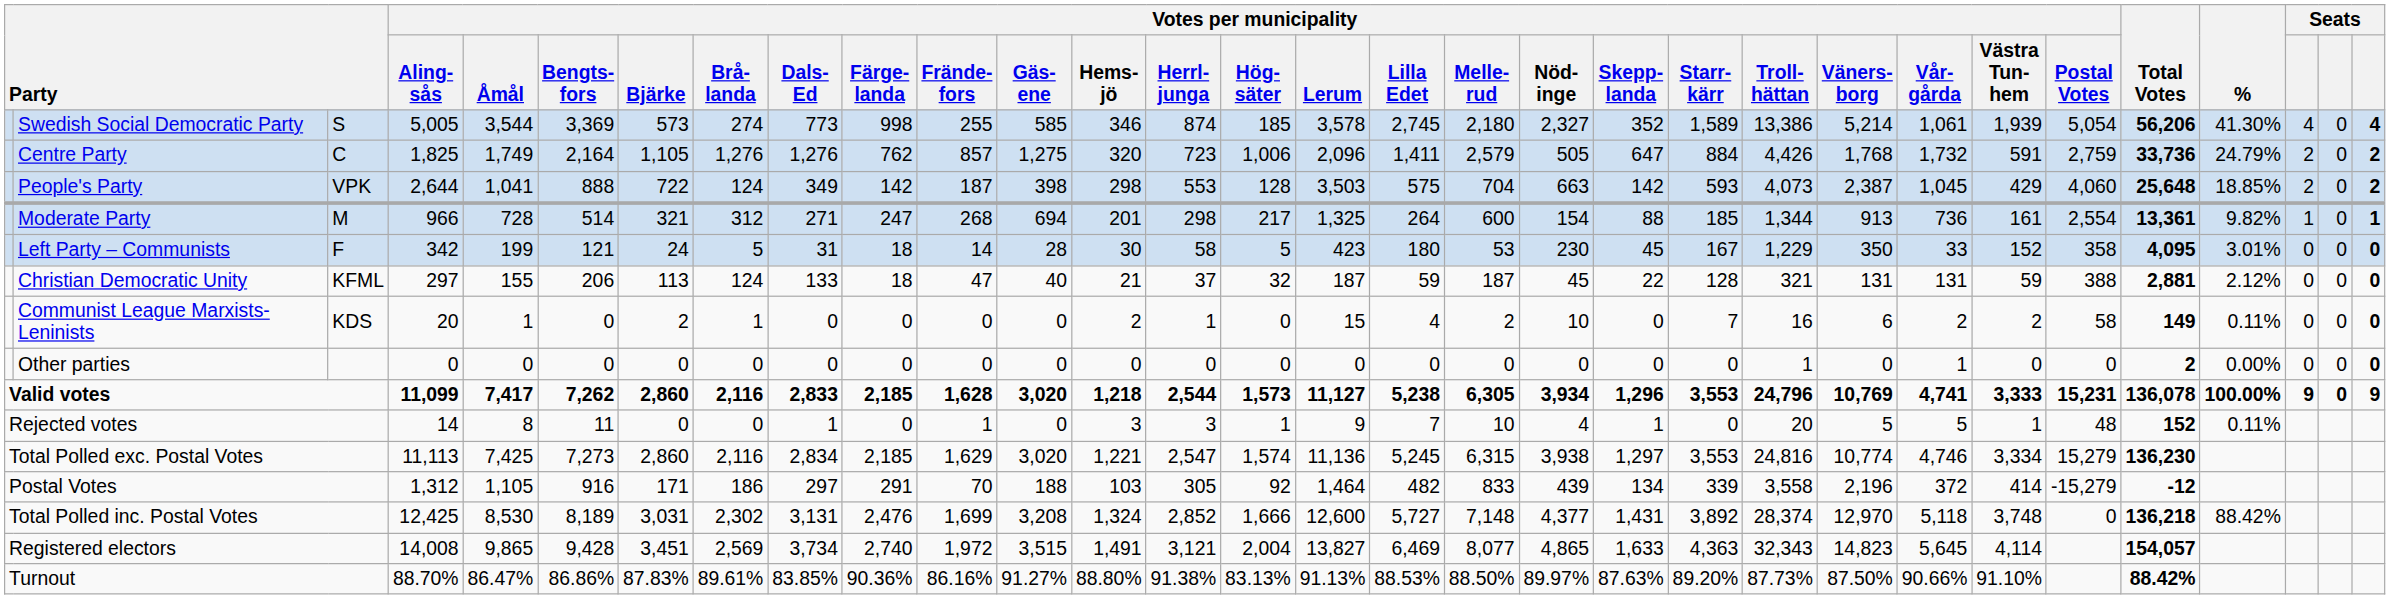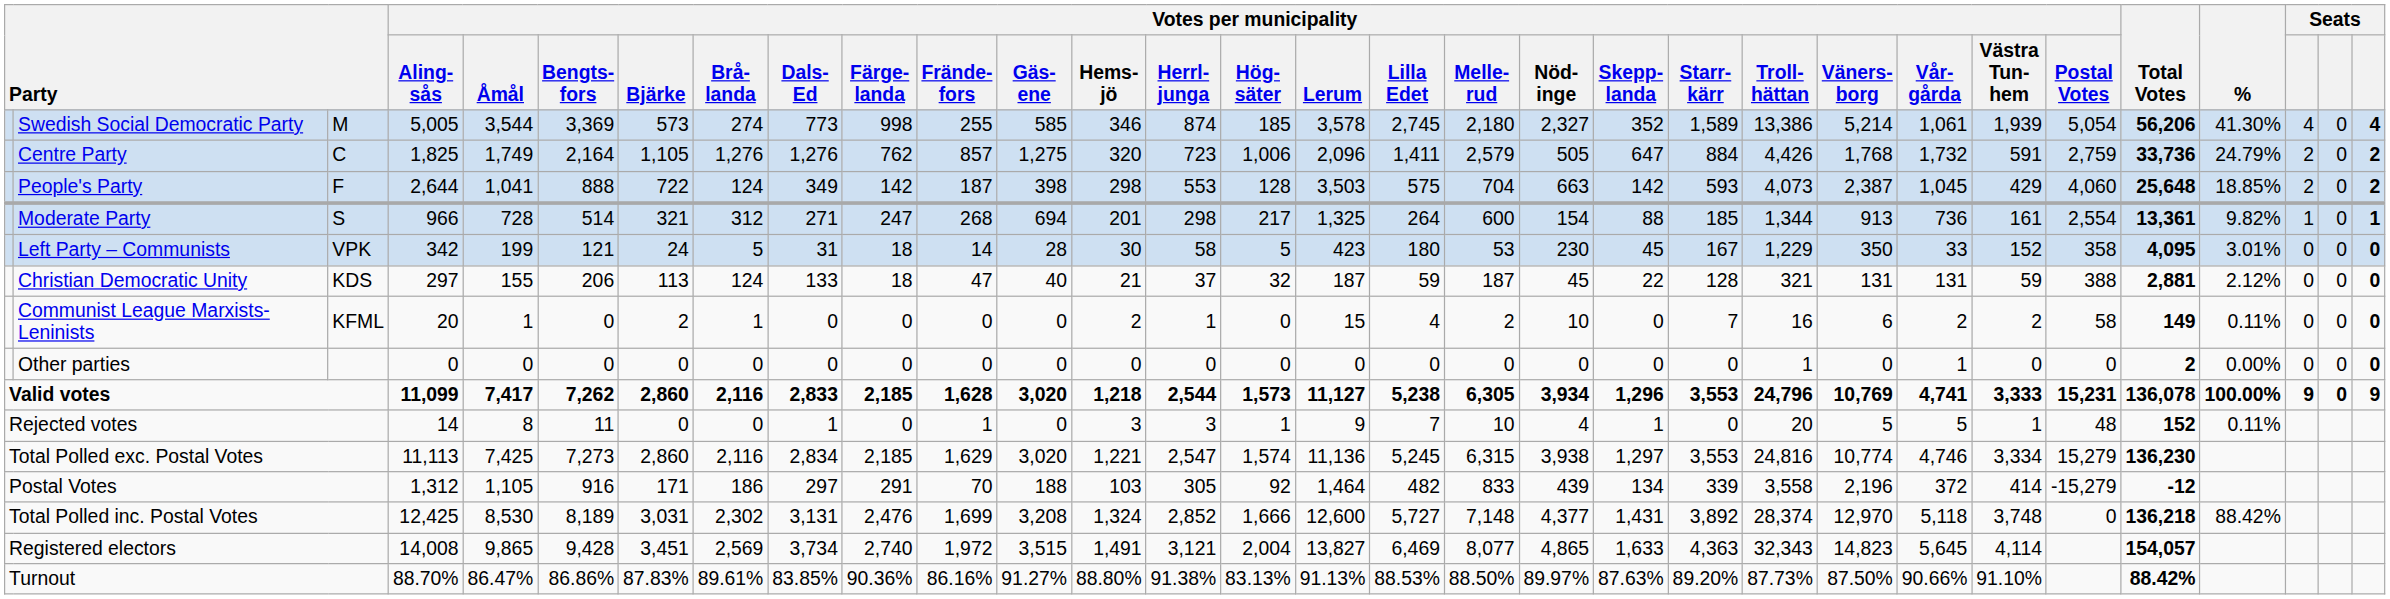(339, 124) S -> (340, 124) M
(352, 186) VPK -> (338, 186) F
(340, 219) M -> (339, 219) S
(338, 250) F -> (352, 250) VPK
(358, 280) KFML -> (352, 280) KDS
(352, 322) KDS -> (358, 322) KFML
